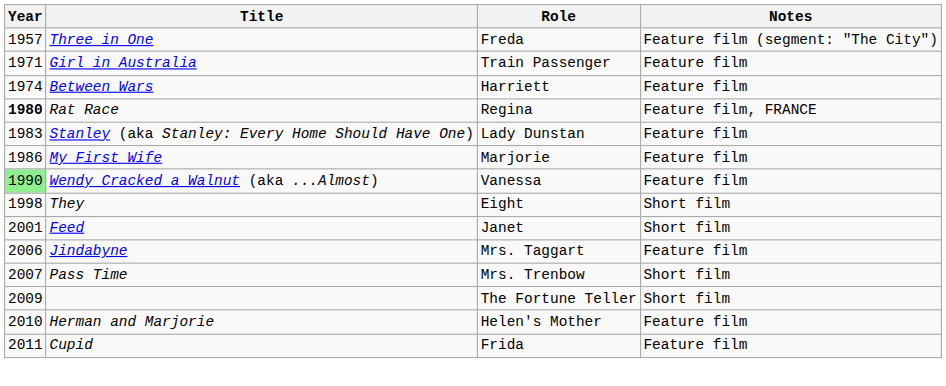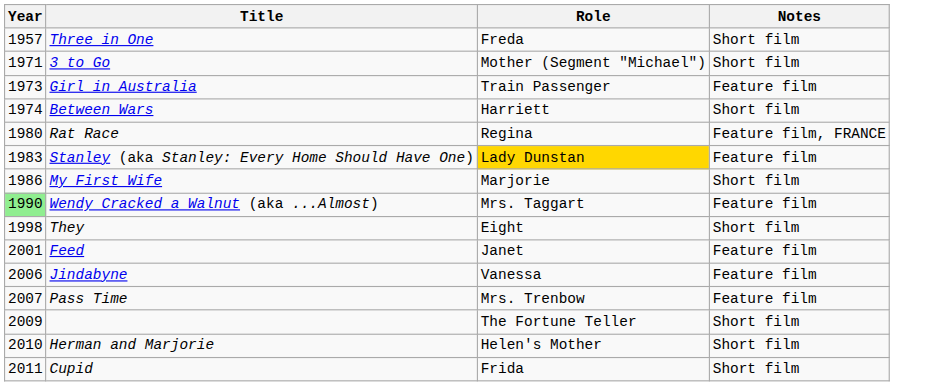(791, 40) Feature film (segment: "The City") -> (756, 40) Short film
+ row: (80, 63)
(25, 63) 1971 -> (25, 87) 1973
(695, 87) Feature film -> (756, 110) Short film
(25, 110) bold -> (25, 134) normal
(533, 134) no background -> (533, 157) gold background
(695, 157) Feature film -> (756, 181) Short film
(511, 181) Vanessa -> (533, 204) Mrs. Taggart
(687, 228) Short film -> (765, 251) Feature film
(533, 251) Mrs. Taggart -> (511, 275) Vanessa
(687, 275) Short film -> (765, 299) Feature film
(695, 322) Feature film -> (756, 346) Short film
(695, 346) Feature film -> (756, 369) Short film
